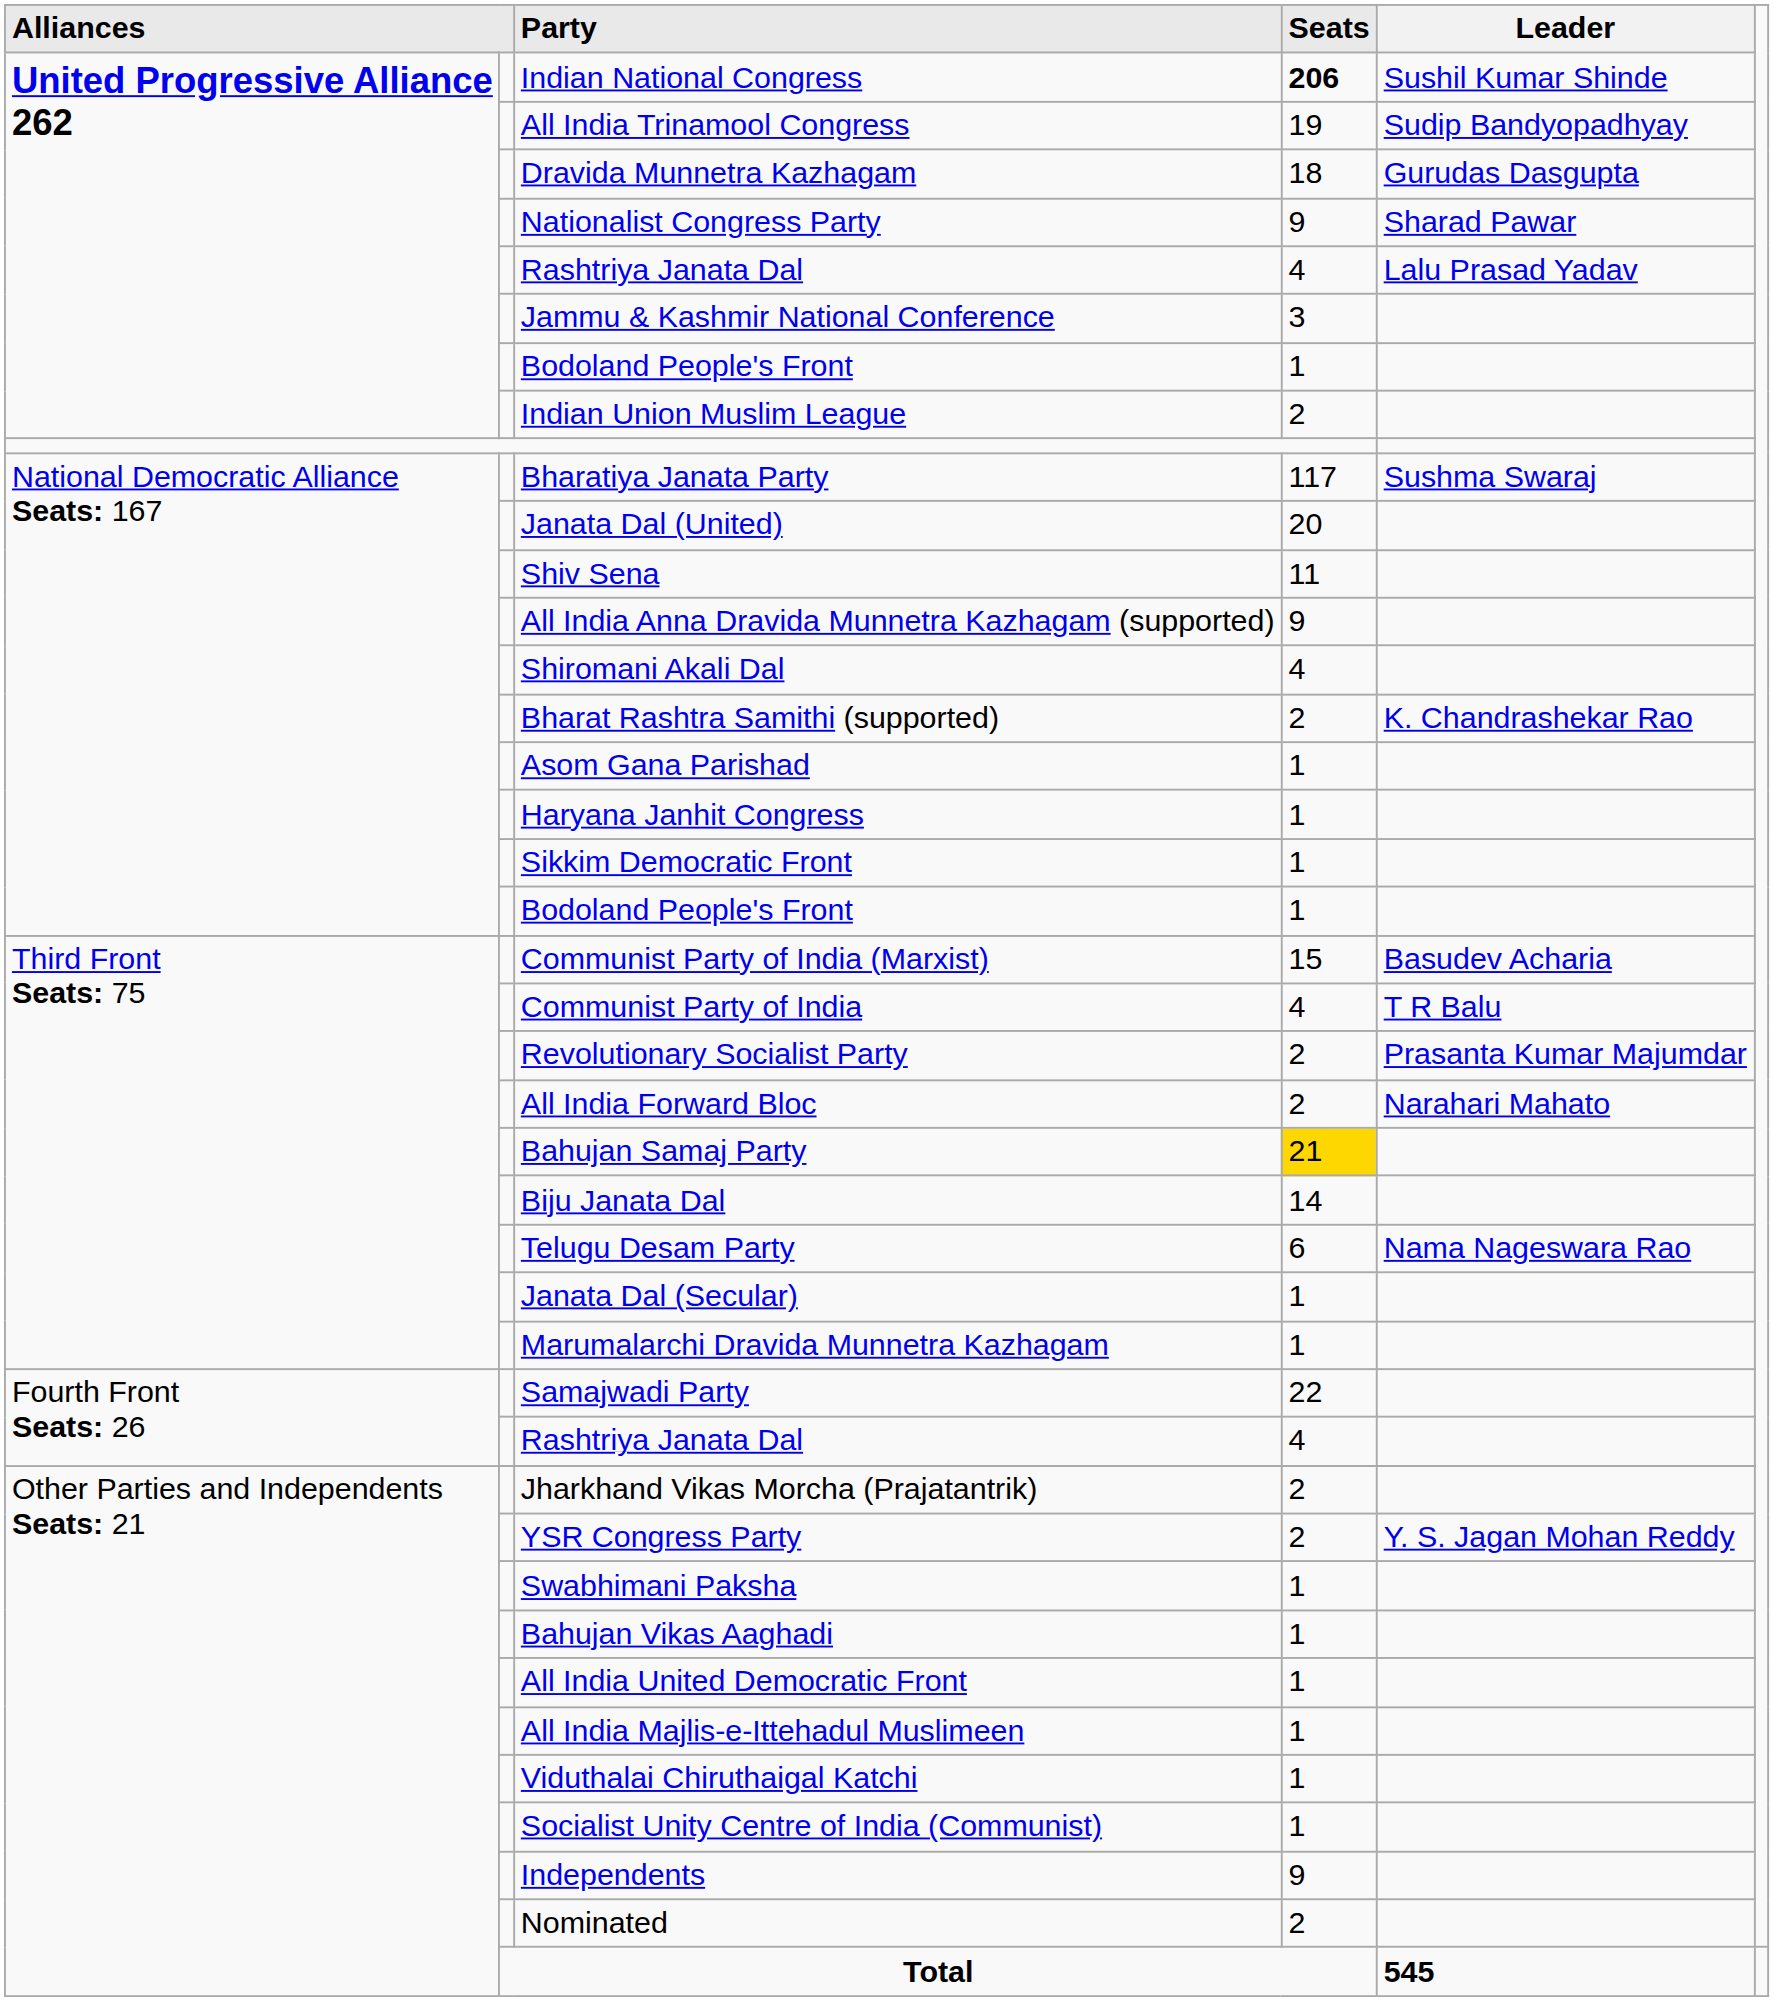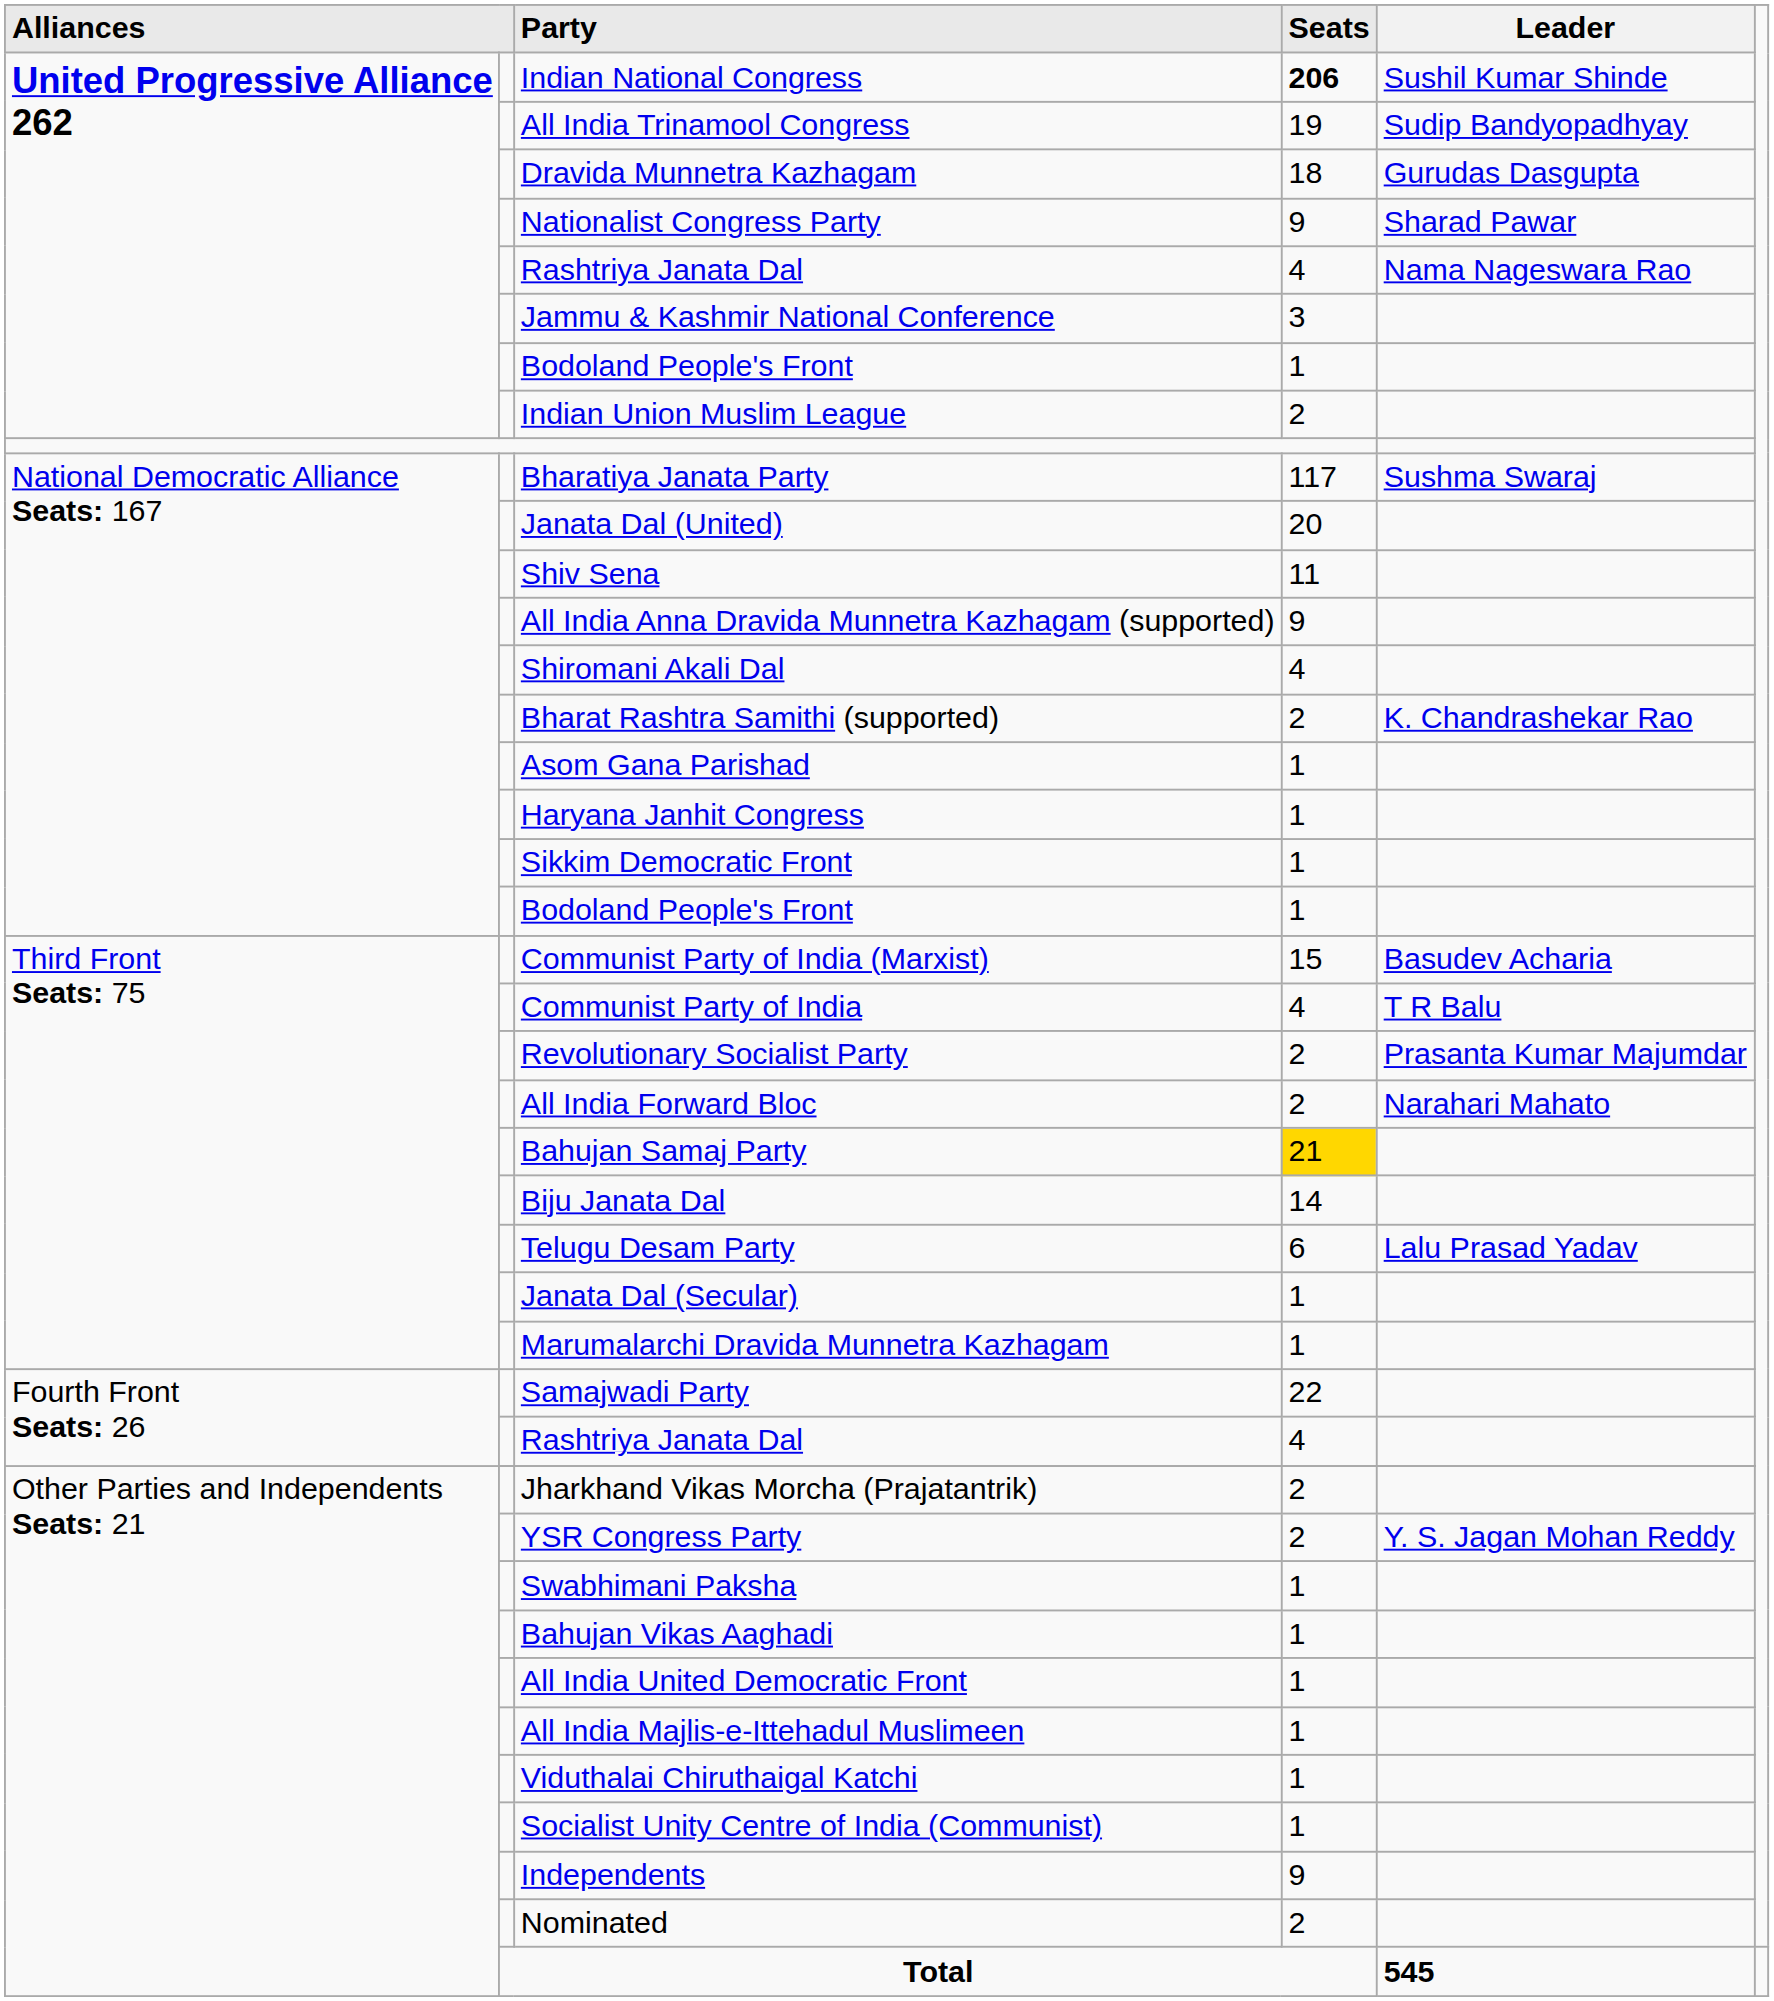(1511, 269) Lalu Prasad Yadav -> (1537, 269) Nama Nageswara Rao
(1537, 1247) Nama Nageswara Rao -> (1511, 1247) Lalu Prasad Yadav
